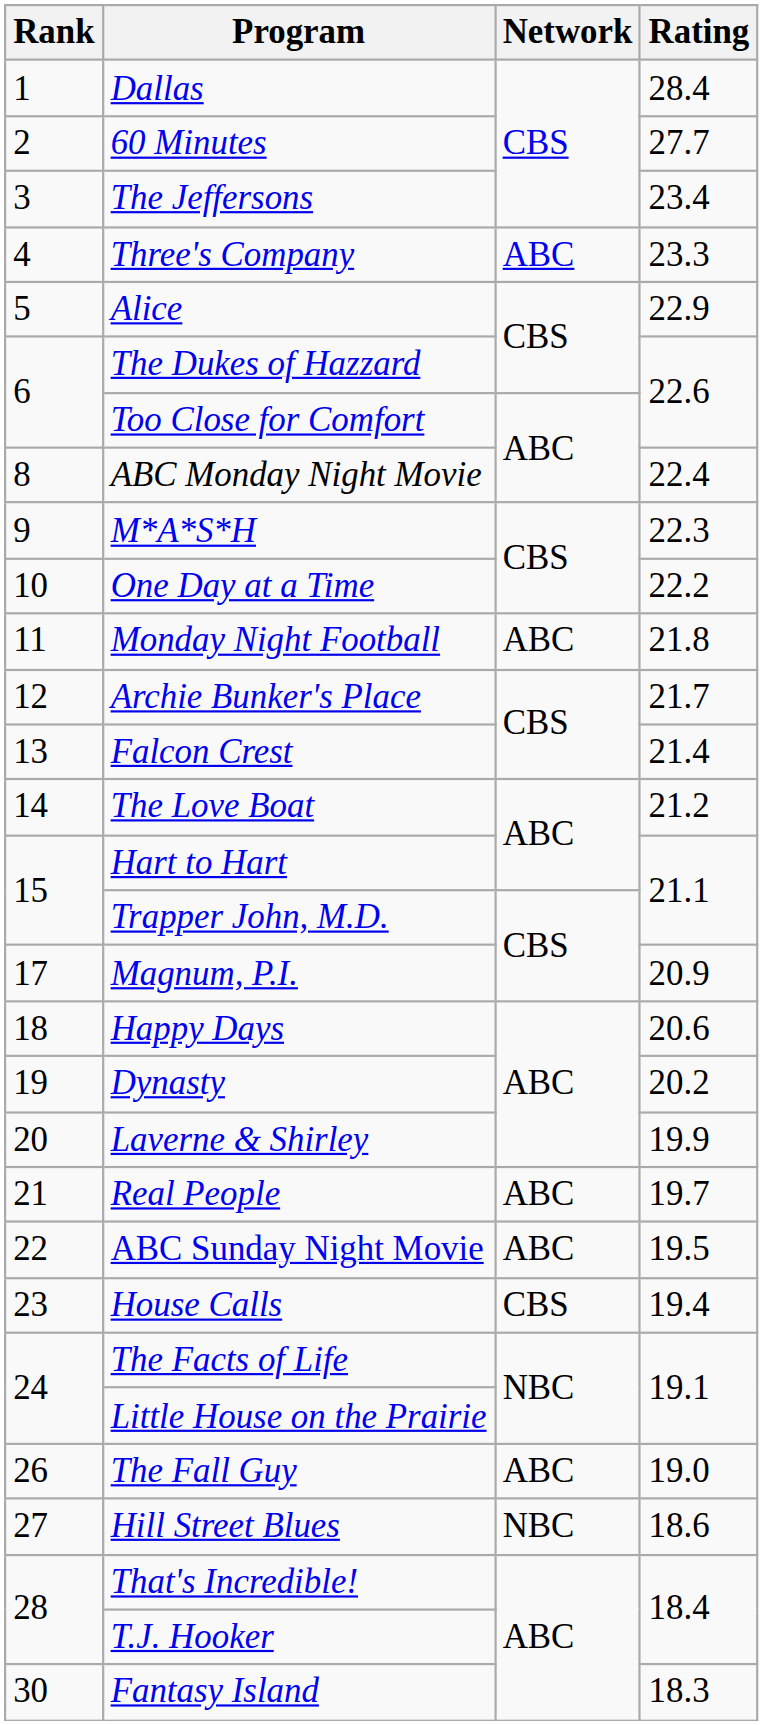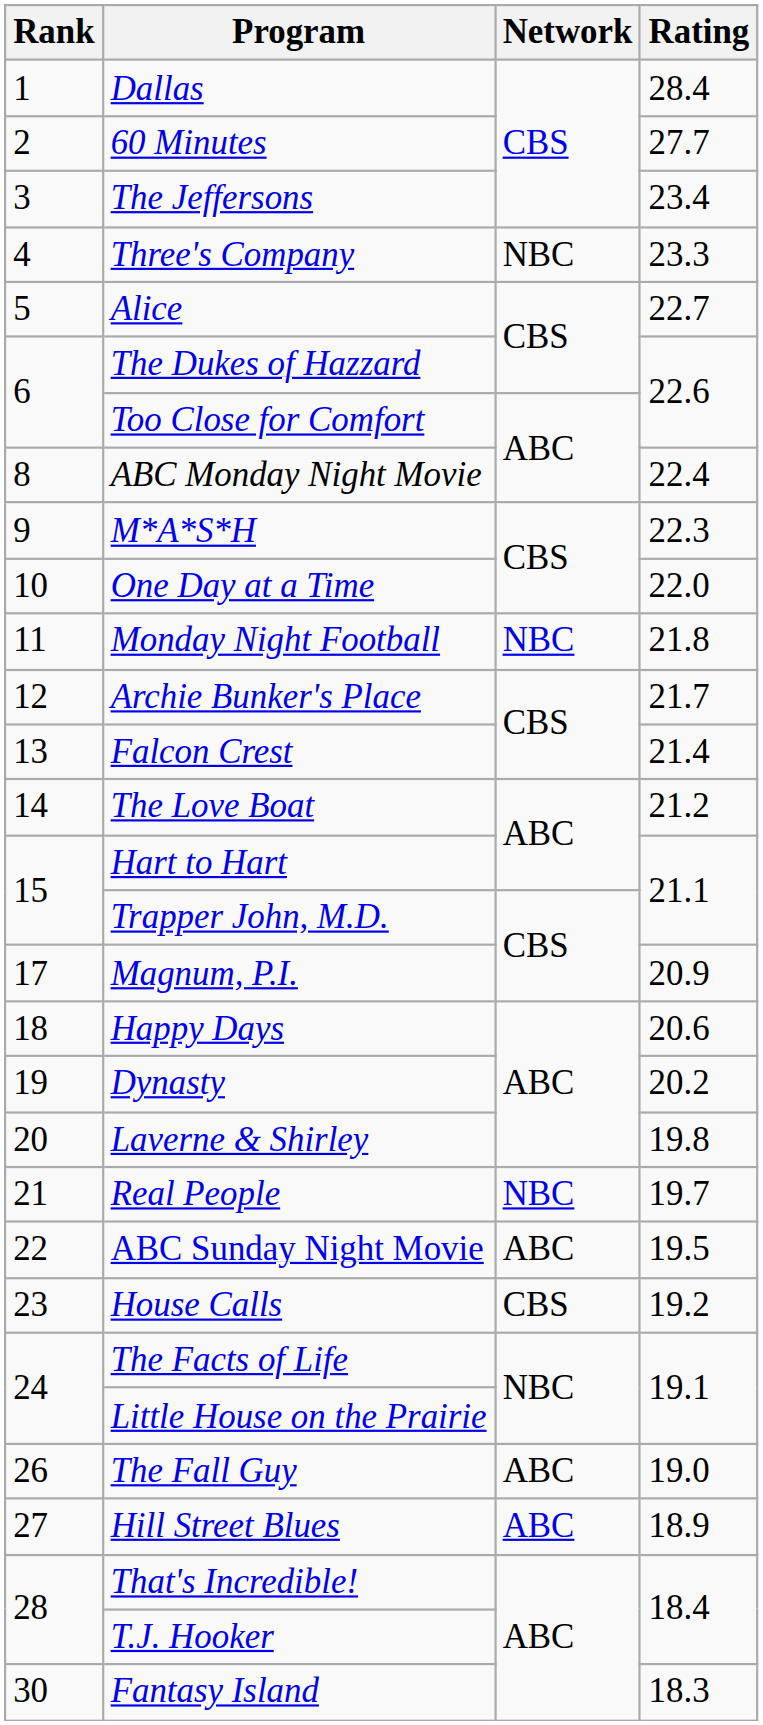(539, 253) ABC -> (539, 253) NBC
(679, 308) 22.9 -> (679, 308) 22.7
(679, 585) 22.2 -> (679, 585) 22.0
(539, 640) ABC -> (539, 640) NBC
(679, 1138) 19.9 -> (679, 1138) 19.8
(539, 1193) ABC -> (539, 1193) NBC
(679, 1304) 19.4 -> (679, 1304) 19.2
(539, 1525) NBC -> (539, 1525) ABC
(679, 1525) 18.6 -> (679, 1525) 18.9
